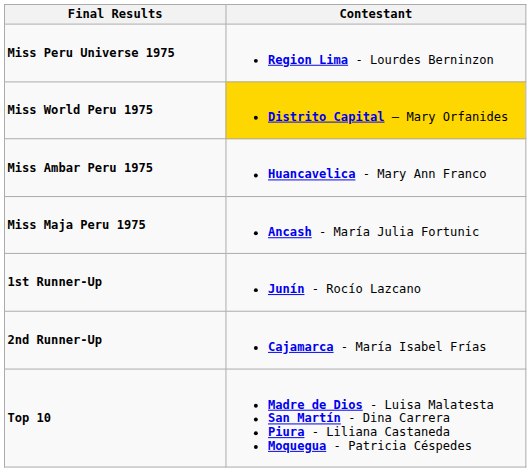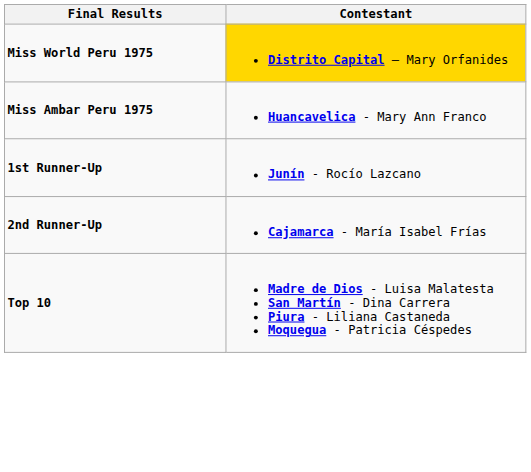- row: (91, 53)
- row: (77, 225)
